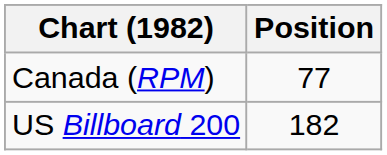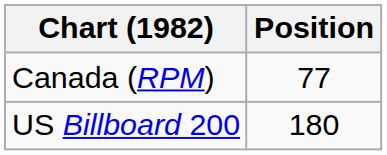(314, 125) 182 -> (314, 125) 180
